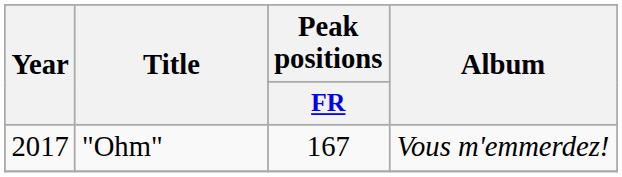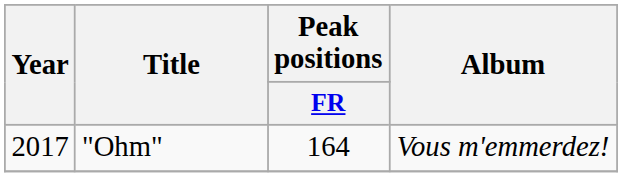(328, 147) 167 -> (328, 147) 164
